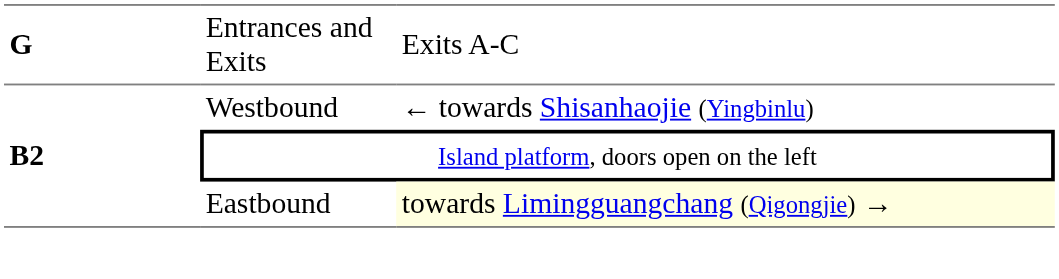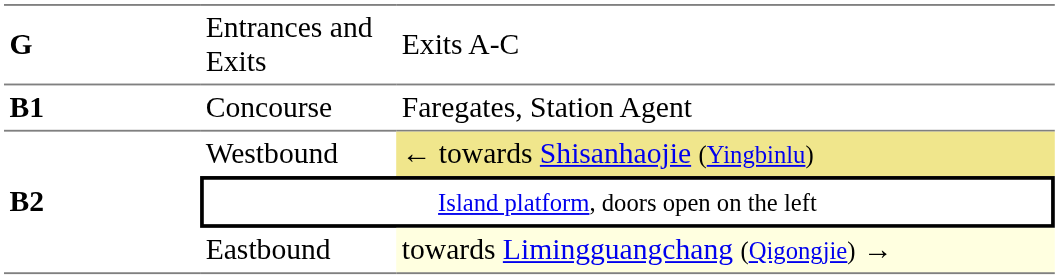+ row: (269, 107)
(608, 107) no background -> (608, 153) khaki background
